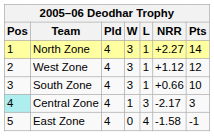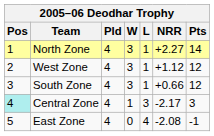(195, 85) 10 -> (195, 85) 12
(168, 121) -1.58 -> (168, 121) -2.08
